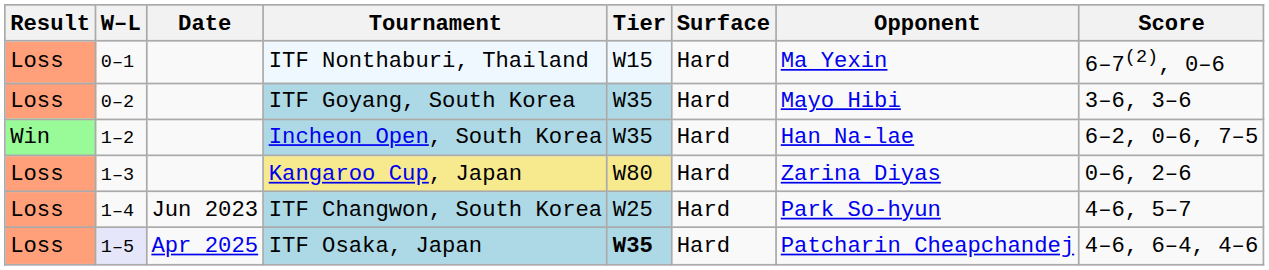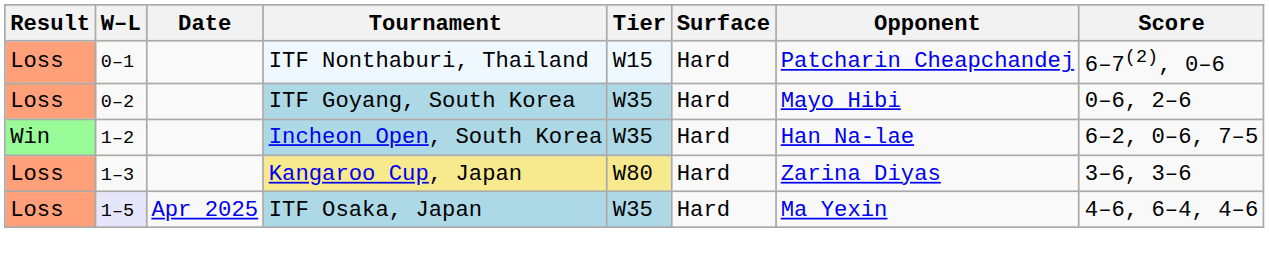(834, 62) Ma Yexin -> (927, 62) Patcharin Cheapchandej
(1138, 101) 3–6, 3–6 -> (1138, 101) 0–6, 2–6
(1138, 174) 0–6, 2–6 -> (1138, 174) 3–6, 3–6
- row: (435, 210)
(633, 246) bold -> (633, 210) normal
(927, 246) Patcharin Cheapchandej -> (834, 210) Ma Yexin
